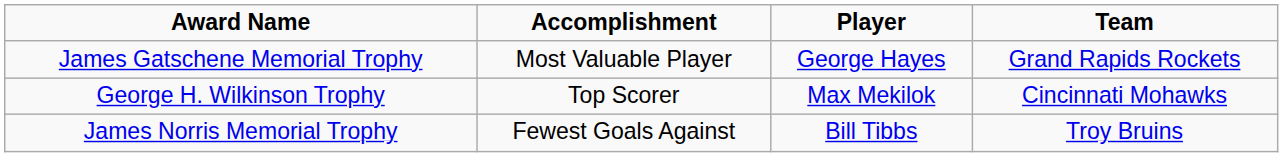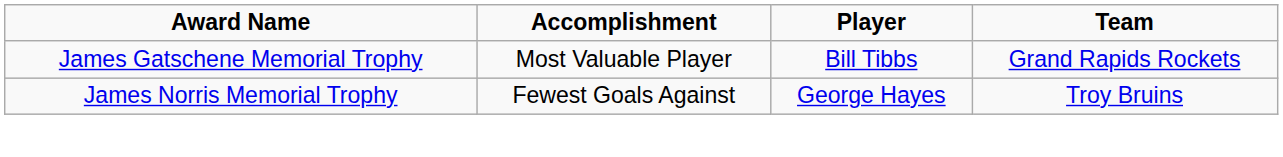(871, 59) George Hayes -> (871, 59) Bill Tibbs
- row: (241, 95)
(871, 132) Bill Tibbs -> (871, 95) George Hayes
